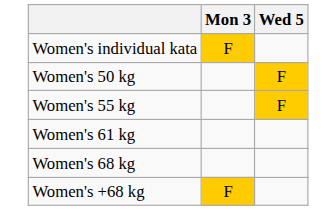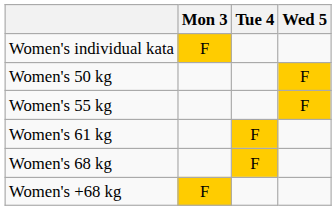+ column: (255, 19)
